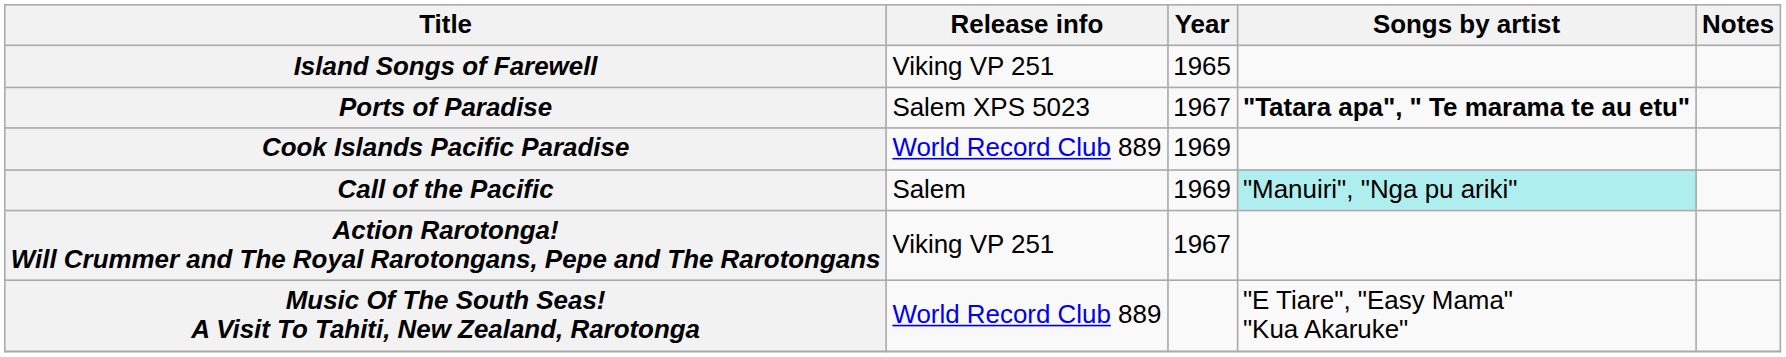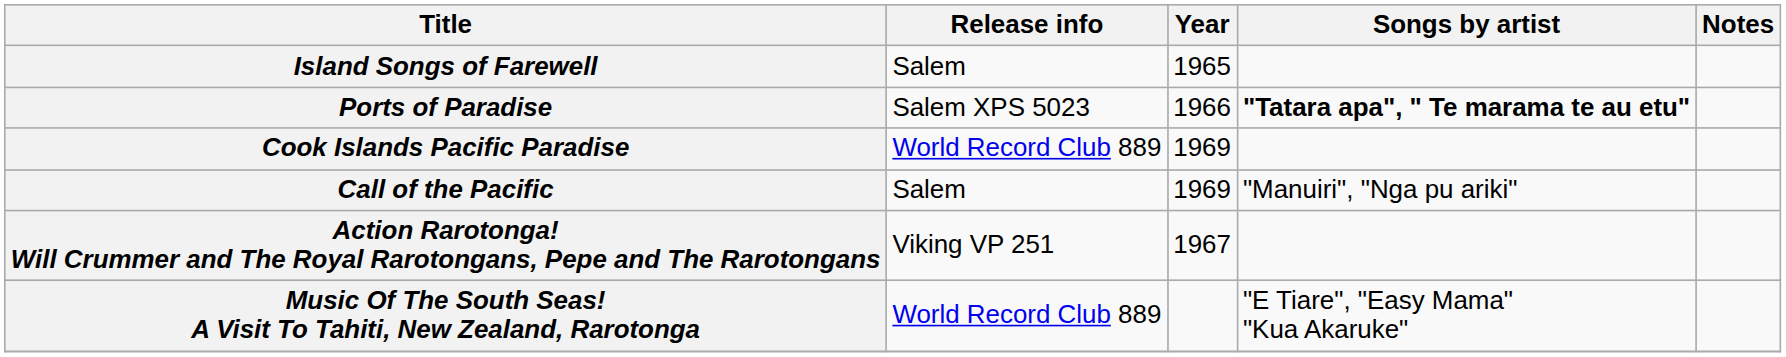(973, 66) Viking VP 251 -> (929, 66) Salem
(1202, 107) 1967 -> (1202, 107) 1966
(1380, 189) paleturquoise background -> (1380, 189) no background
